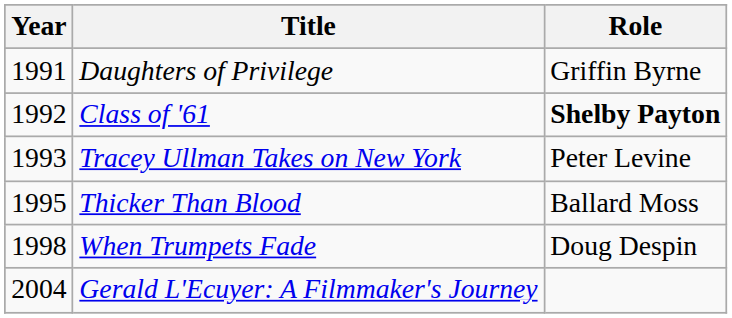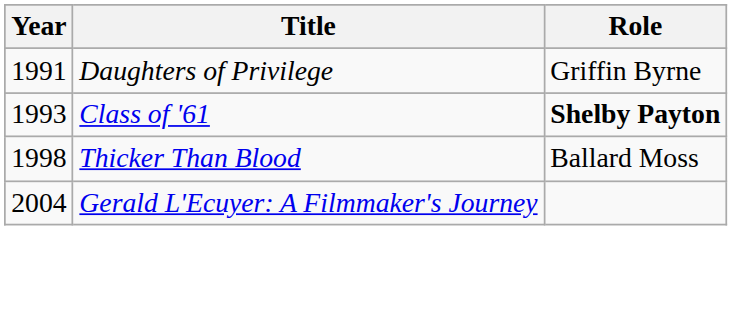(39, 114) 1992 -> (39, 114) 1993
- row: (270, 158)
(39, 202) 1995 -> (39, 158) 1998
- row: (198, 245)
